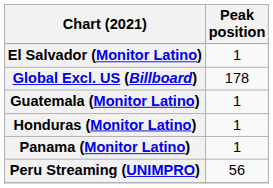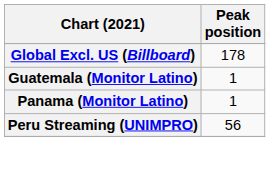- row: (105, 55)
- row: (105, 124)
